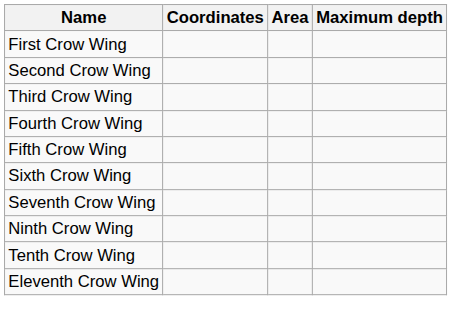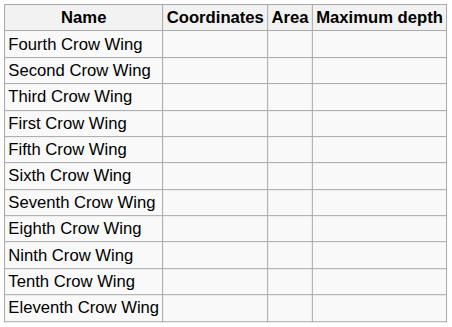rows swapped: (68, 44) <-> (75, 123)
+ row: (75, 228)
